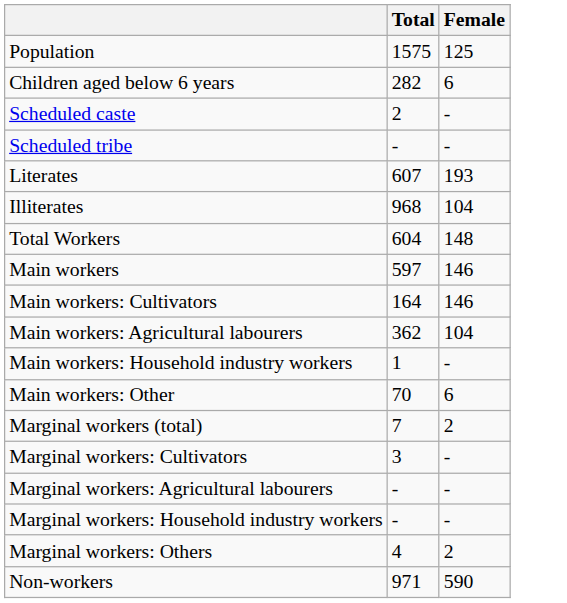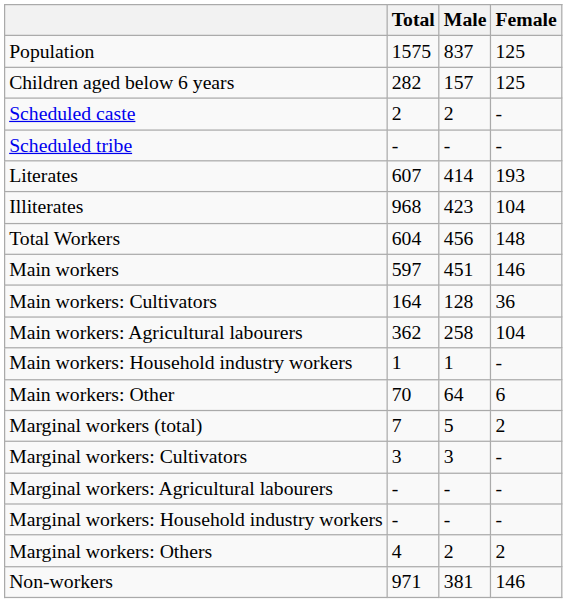+ column: (465, 20)
(449, 82) 6 -> (510, 82) 125
(459, 301) 146 -> (505, 301) 36
(459, 581) 590 -> (510, 581) 146
